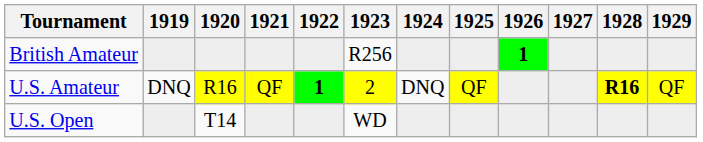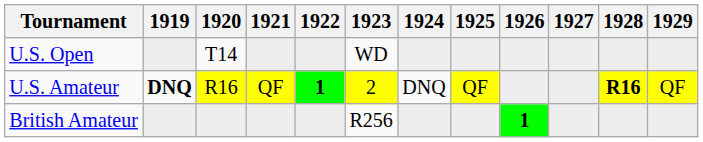rows swapped: (51, 120) <-> (74, 54)
(169, 87) normal -> (170, 87) bold
